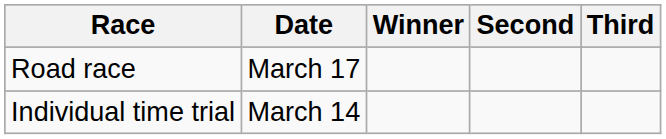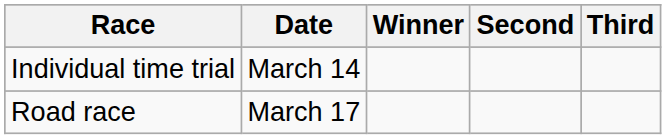rows swapped: (73, 68) <-> (123, 111)
